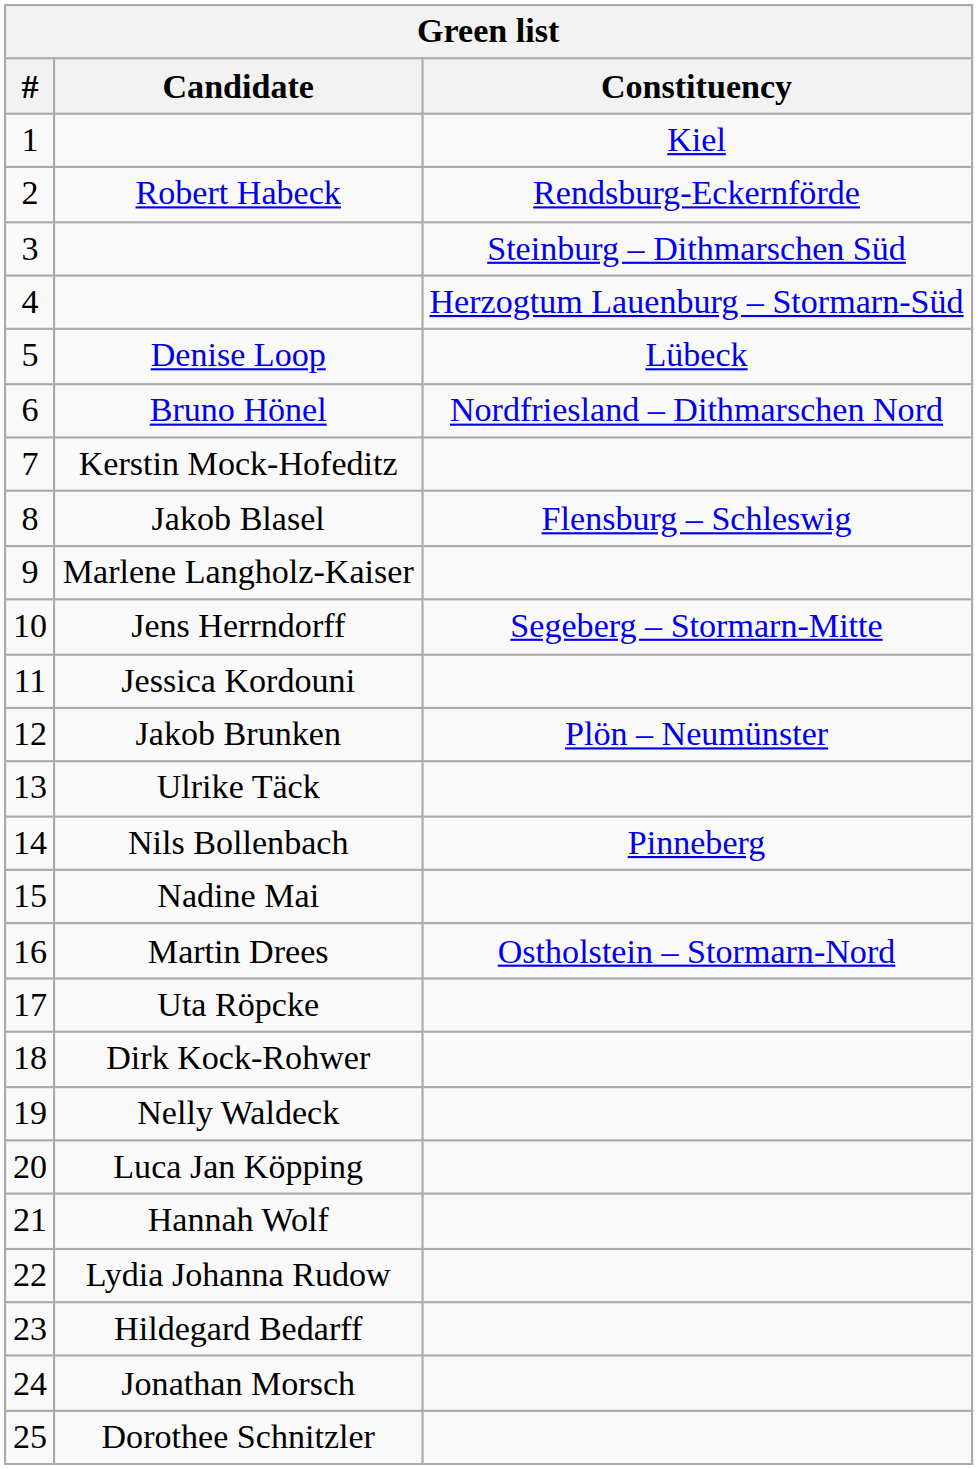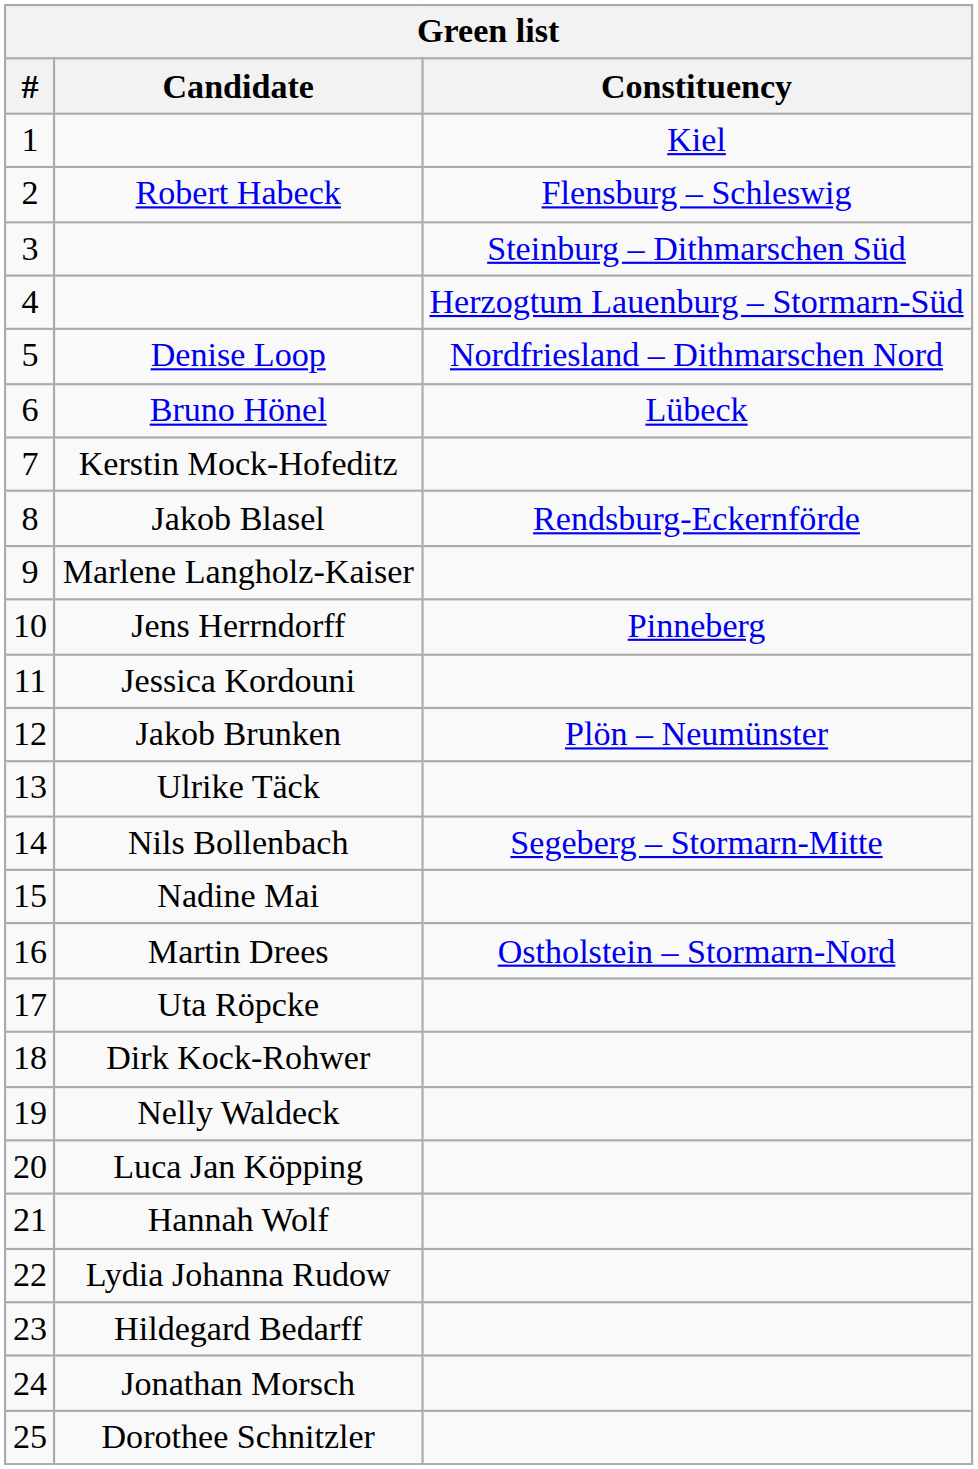(697, 193) Rendsburg-Eckernförde -> (697, 193) Flensburg – Schleswig
(697, 355) Lübeck -> (697, 355) Nordfriesland – Dithmarschen Nord
(697, 409) Nordfriesland – Dithmarschen Nord -> (697, 409) Lübeck
(697, 517) Flensburg – Schleswig -> (697, 517) Rendsburg-Eckernförde
(697, 626) Segeberg – Stormarn-Mitte -> (697, 626) Pinneberg
(697, 842) Pinneberg -> (697, 842) Segeberg – Stormarn-Mitte
